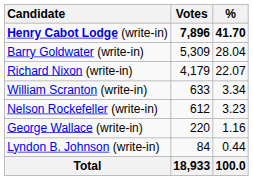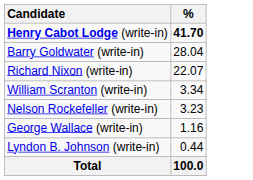- column: (192, 14)
